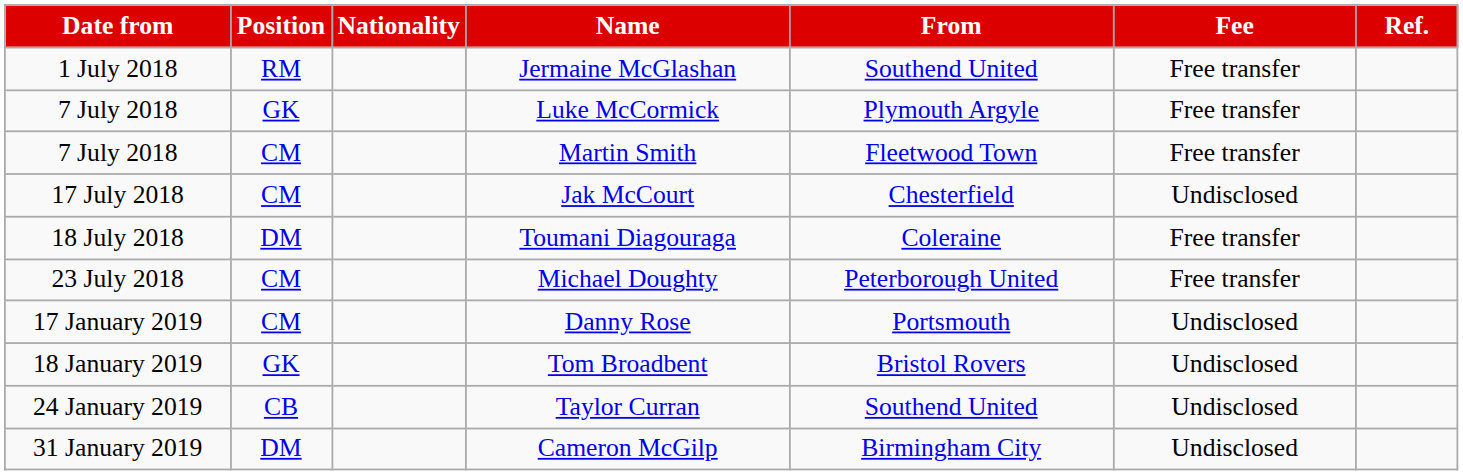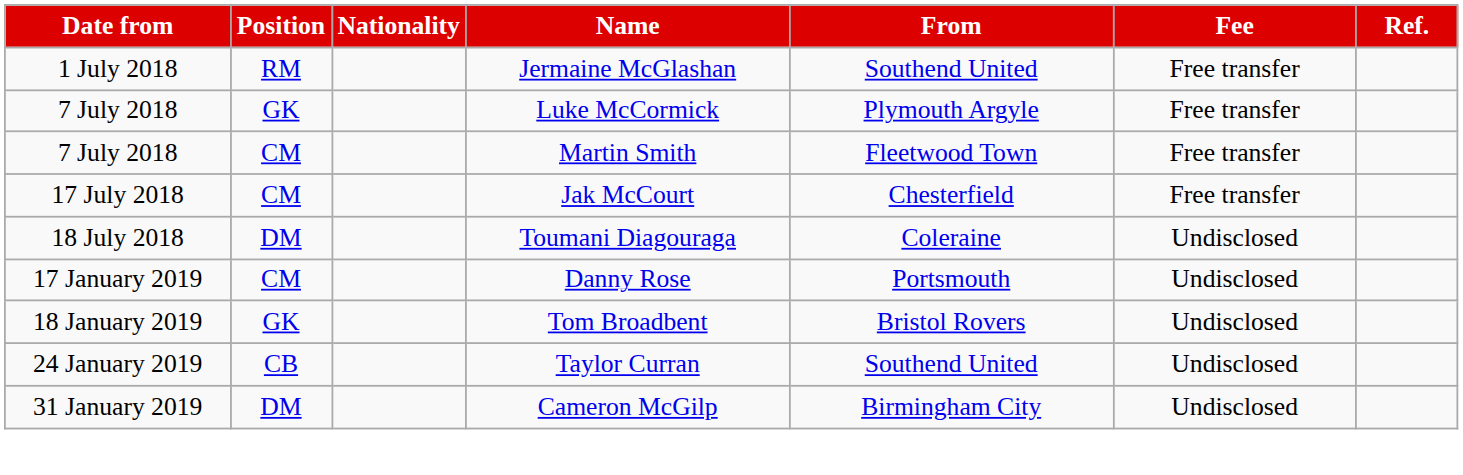(1235, 195) Undisclosed -> (1235, 195) Free transfer
(1235, 237) Free transfer -> (1235, 237) Undisclosed
- row: (628, 279)
